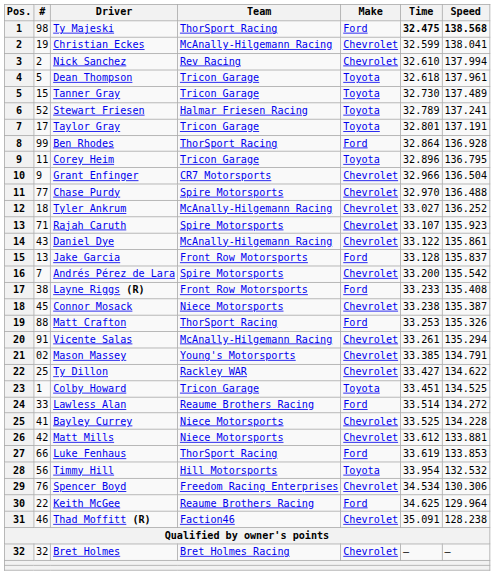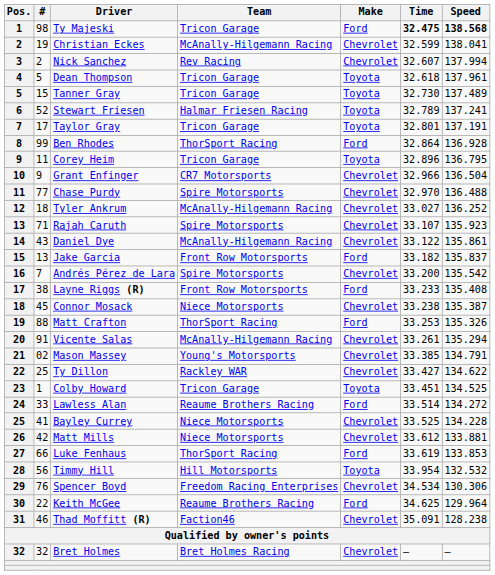(229, 29) ThorSport Racing -> (220, 29) Tricon Garage
(421, 62) 32.610 -> (421, 62) 32.607
(421, 258) 33.128 -> (421, 258) 33.182
